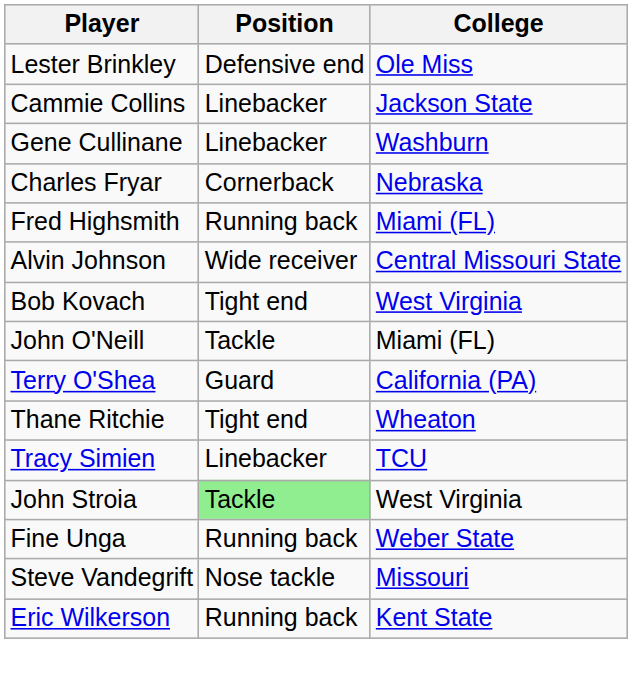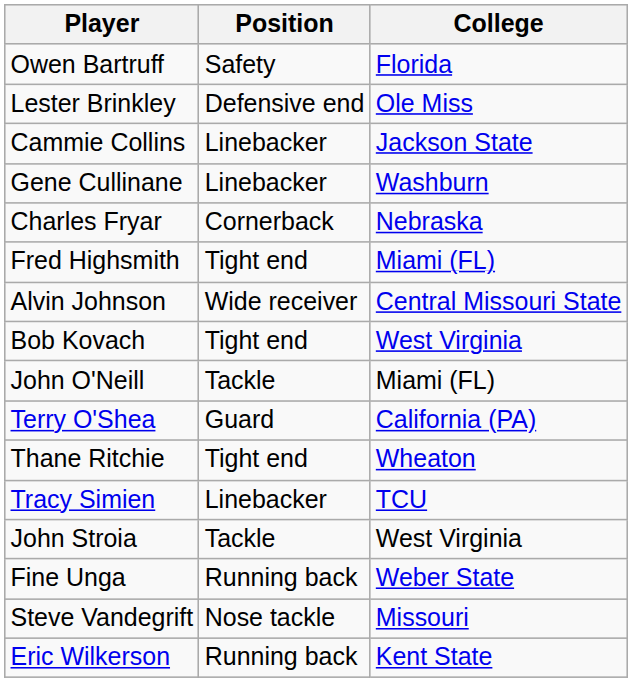+ row: (87, 63)
(281, 222) Running back -> (256, 261) Tight end
(240, 499) lightgreen background -> (240, 538) no background
